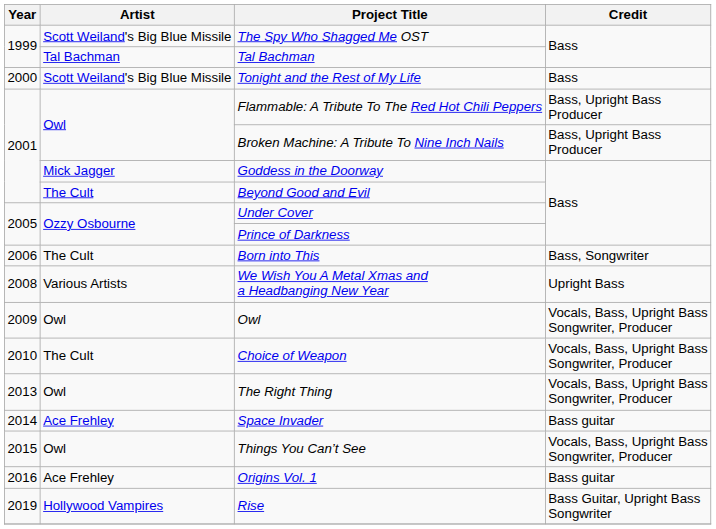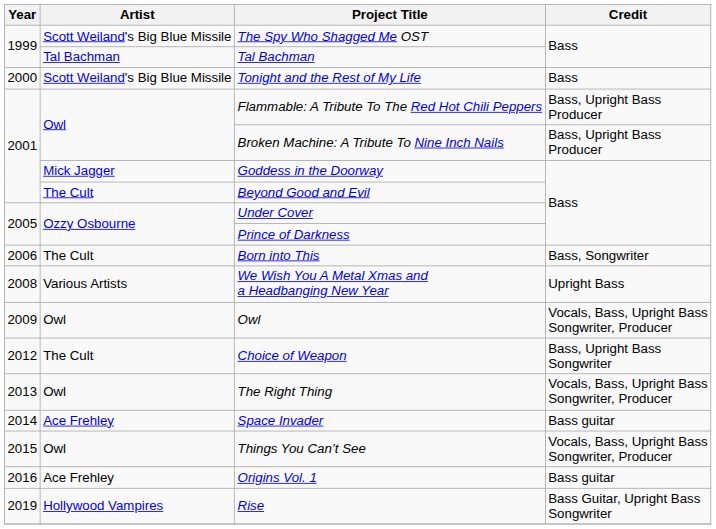(22, 356) 2010 -> (22, 356) 2012
(628, 356) Vocals, Bass, Upright Bass Songwriter, Producer -> (605, 356) Bass, Upright Bass Songwriter
